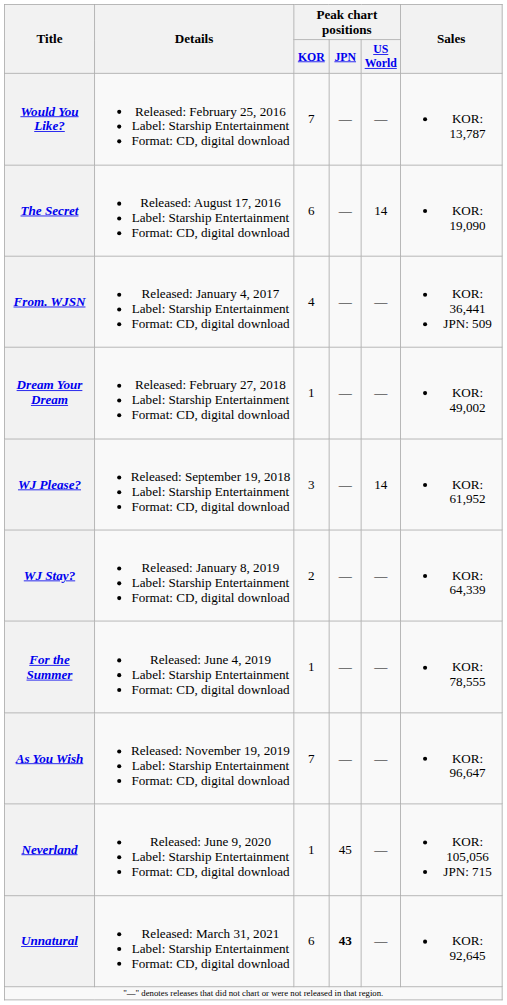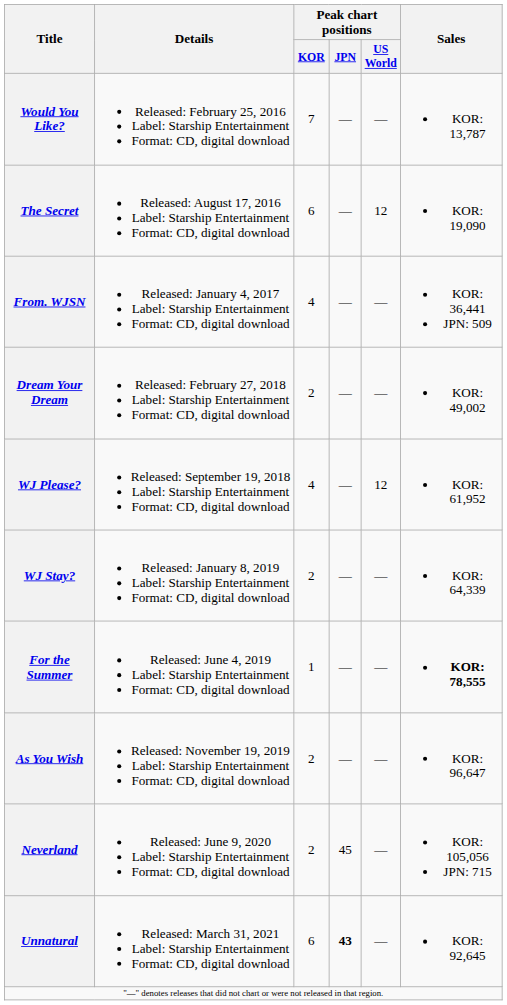(381, 210) 14 -> (381, 210) 12
(311, 393) 1 -> (311, 393) 2
(311, 484) 3 -> (311, 484) 4
(381, 484) 14 -> (381, 484) 12
(451, 674) normal -> (451, 674) bold
(311, 758) 7 -> (311, 758) 2
(311, 849) 1 -> (311, 849) 2
